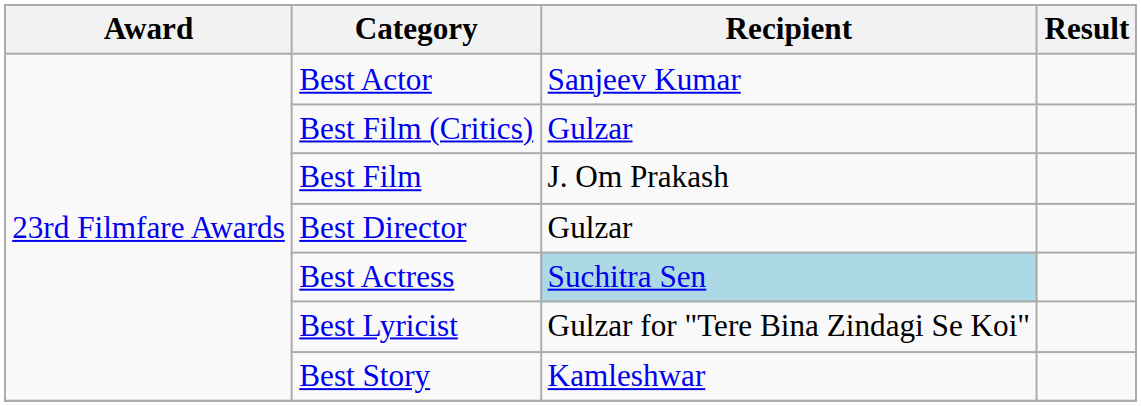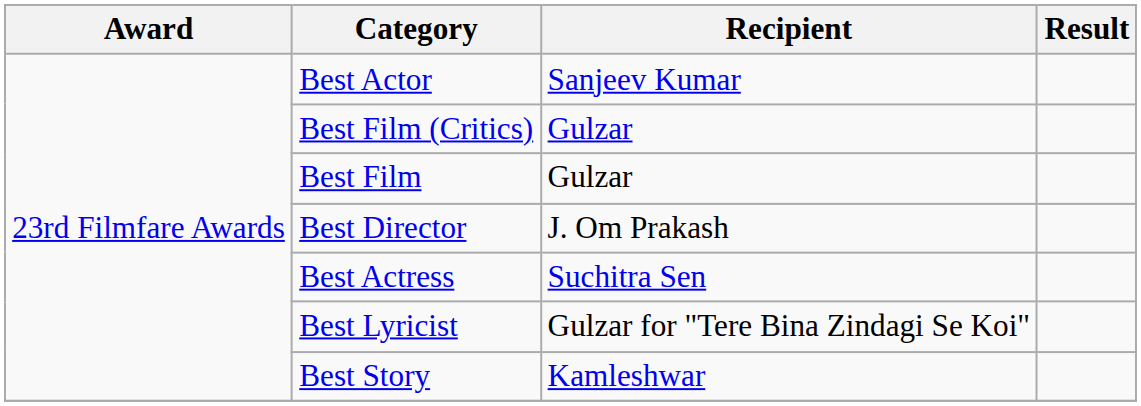(638, 177) J. Om Prakash -> (590, 177) Gulzar
(590, 227) Gulzar -> (638, 227) J. Om Prakash
(627, 276) lightblue background -> (627, 276) no background
